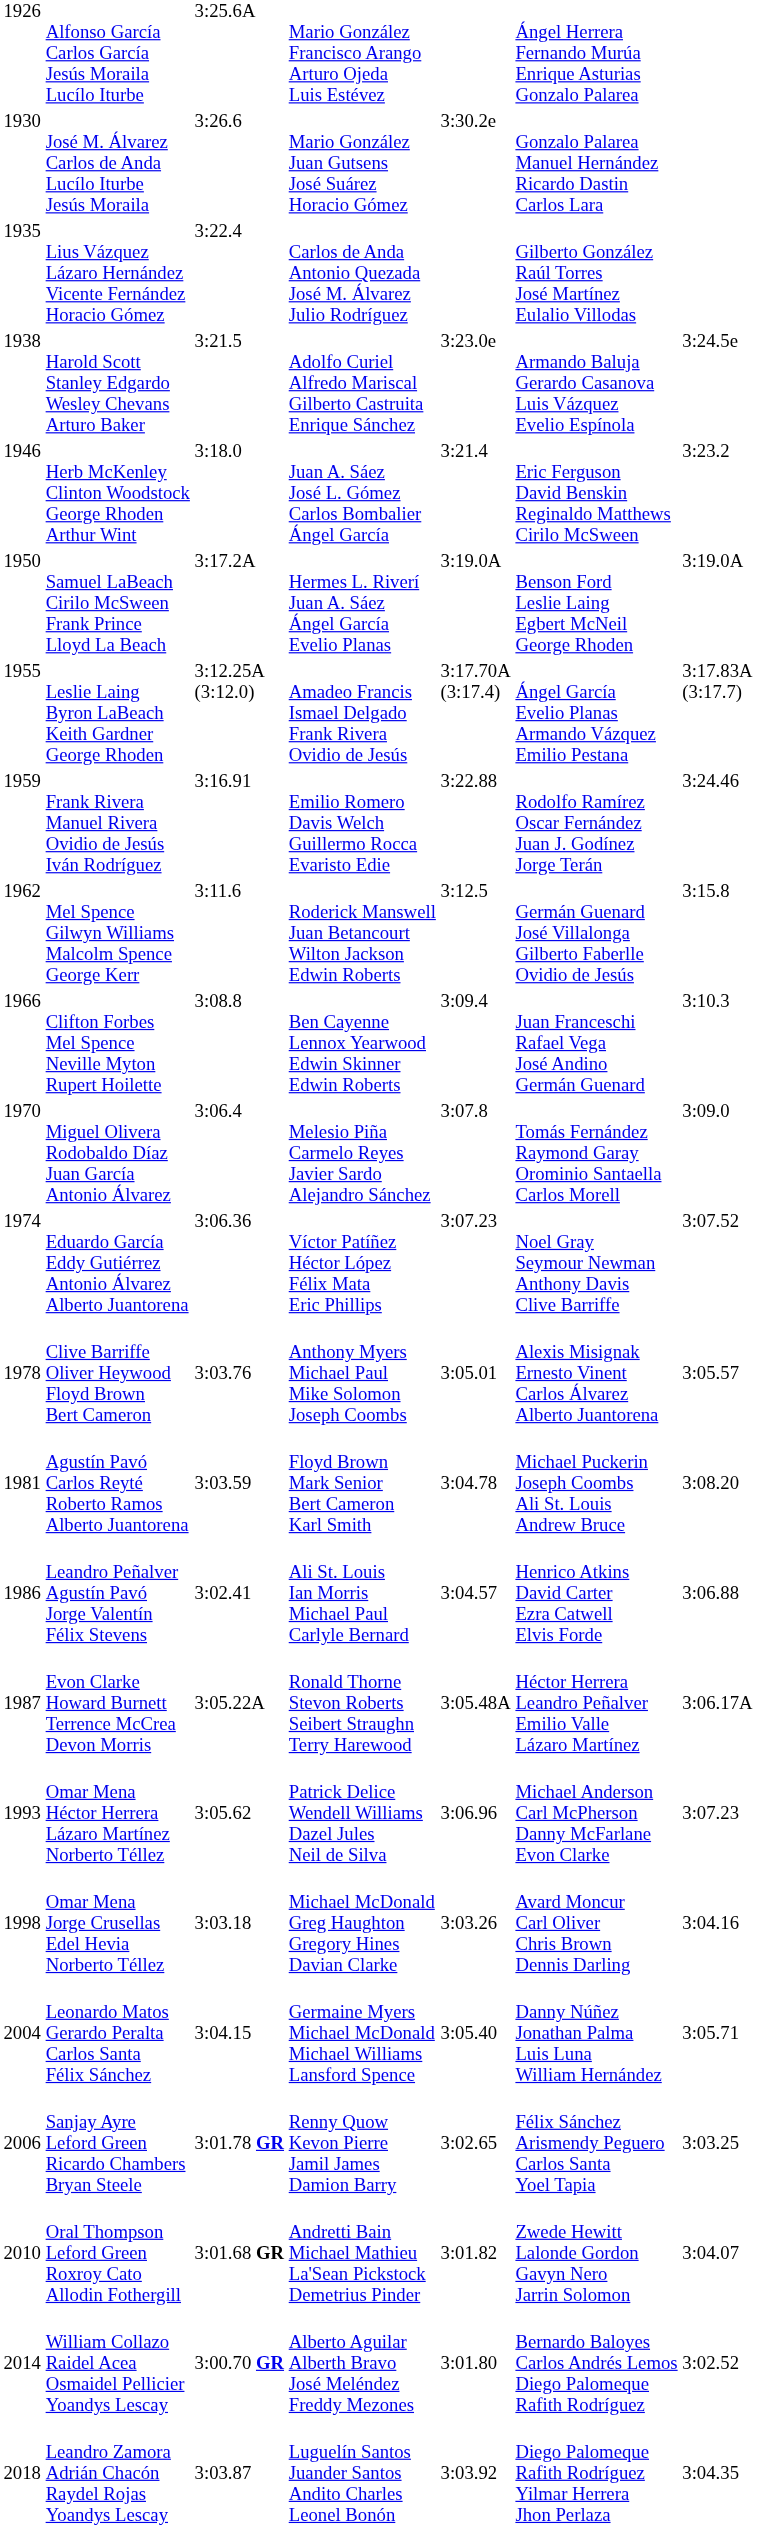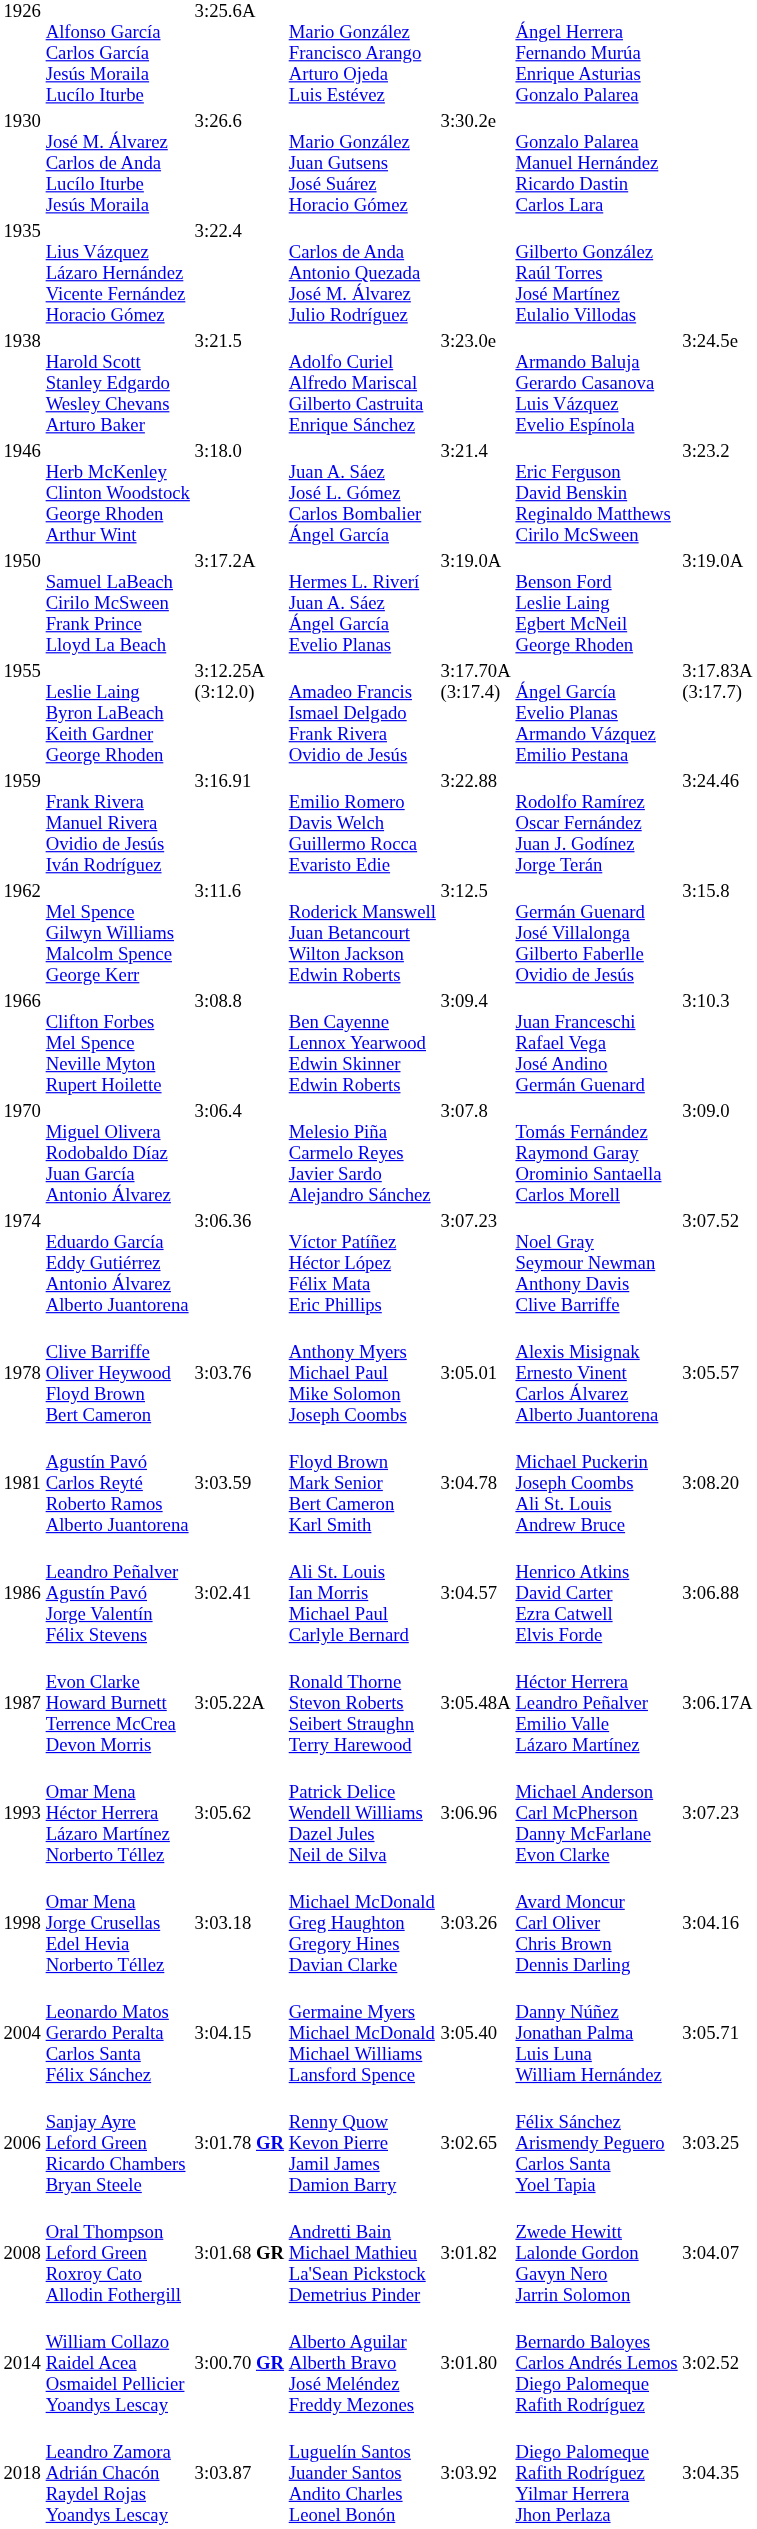(22, 2252) 2010 -> (22, 2252) 2008
